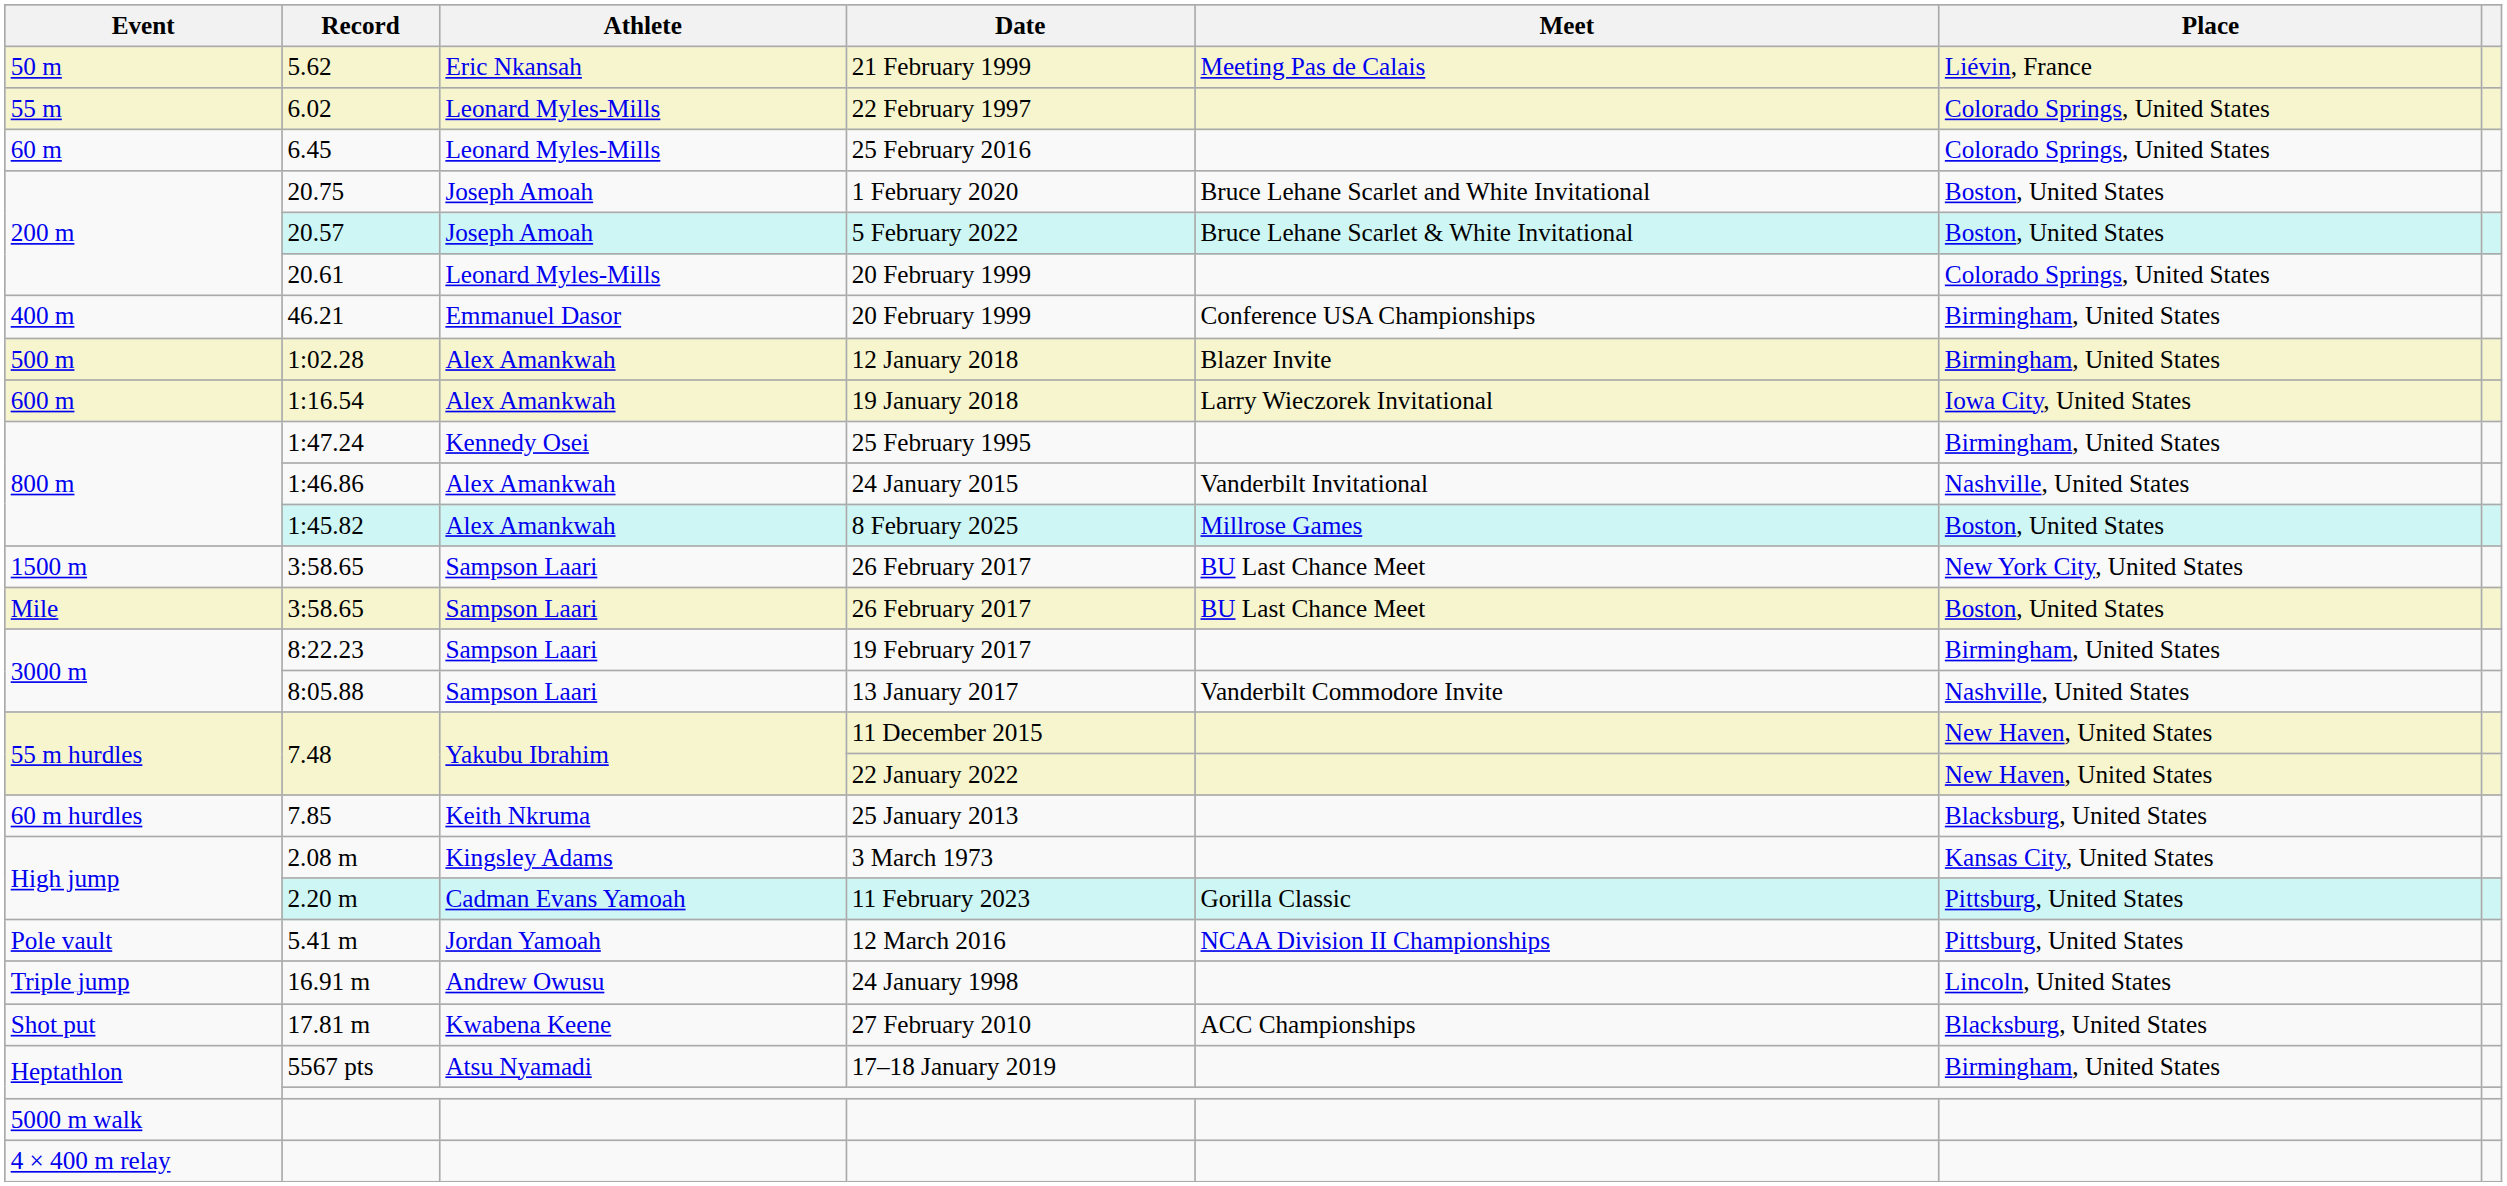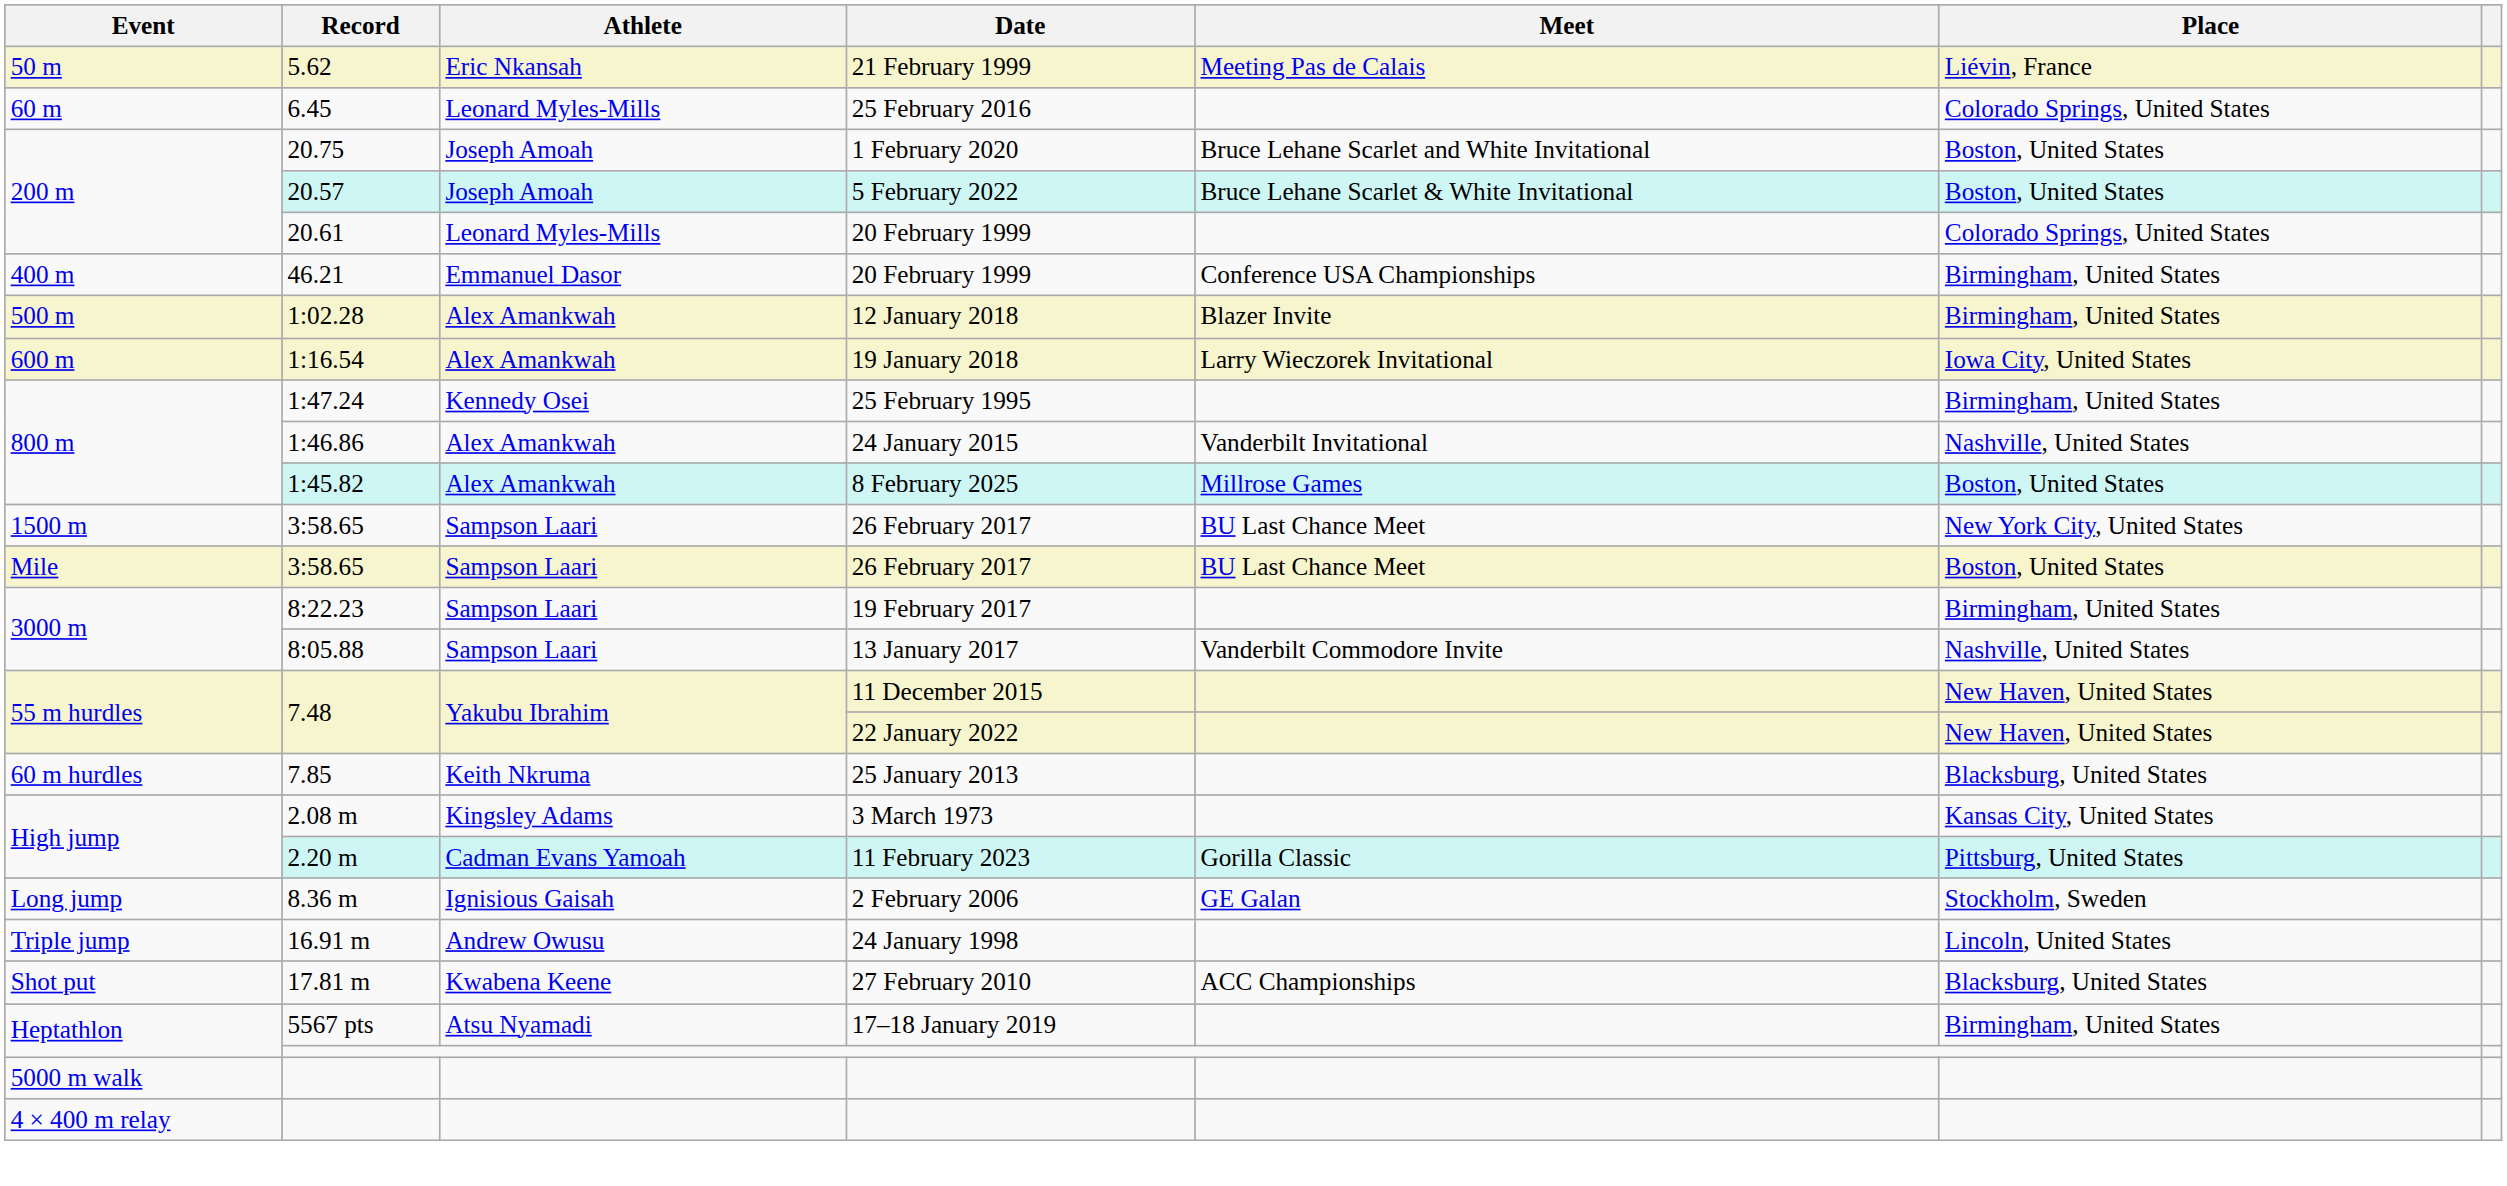- row: (36, 108)
- row: (61, 940)
+ row: (66, 899)
